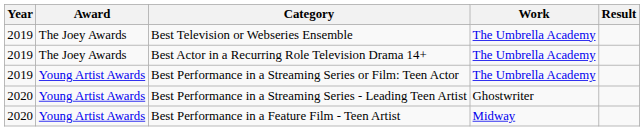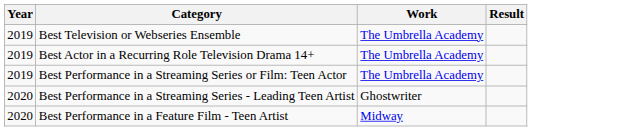- column: (92, 14)
